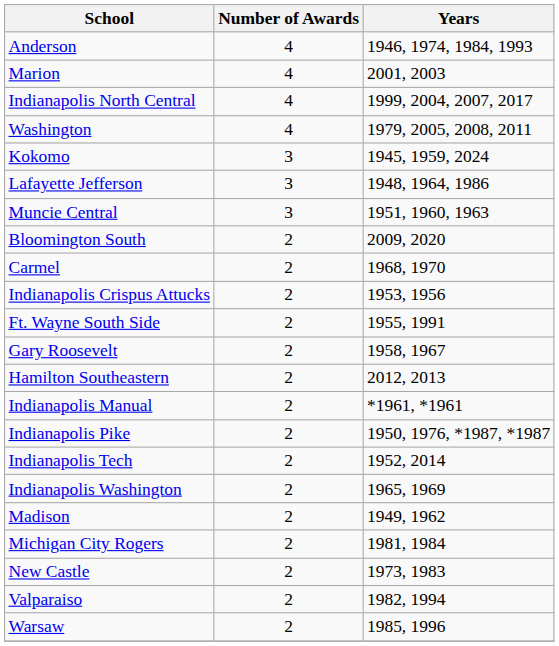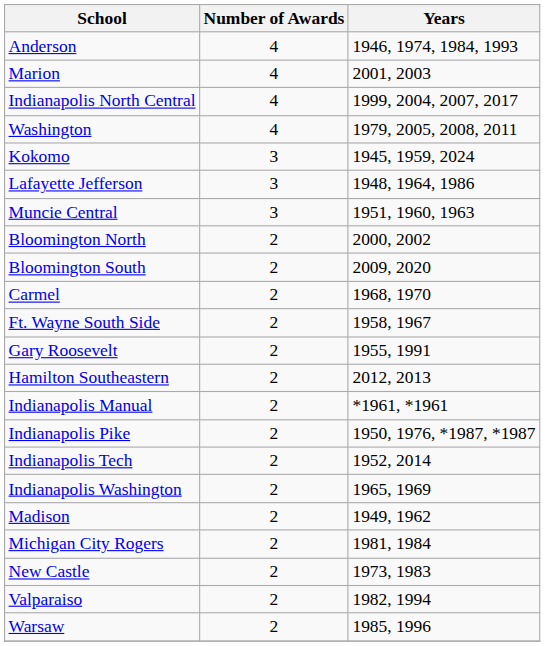+ row: (77, 239)
- row: (109, 294)
(406, 322) 1955, 1991 -> (392, 322) 1958, 1967
(406, 350) 1958, 1967 -> (392, 350) 1955, 1991
